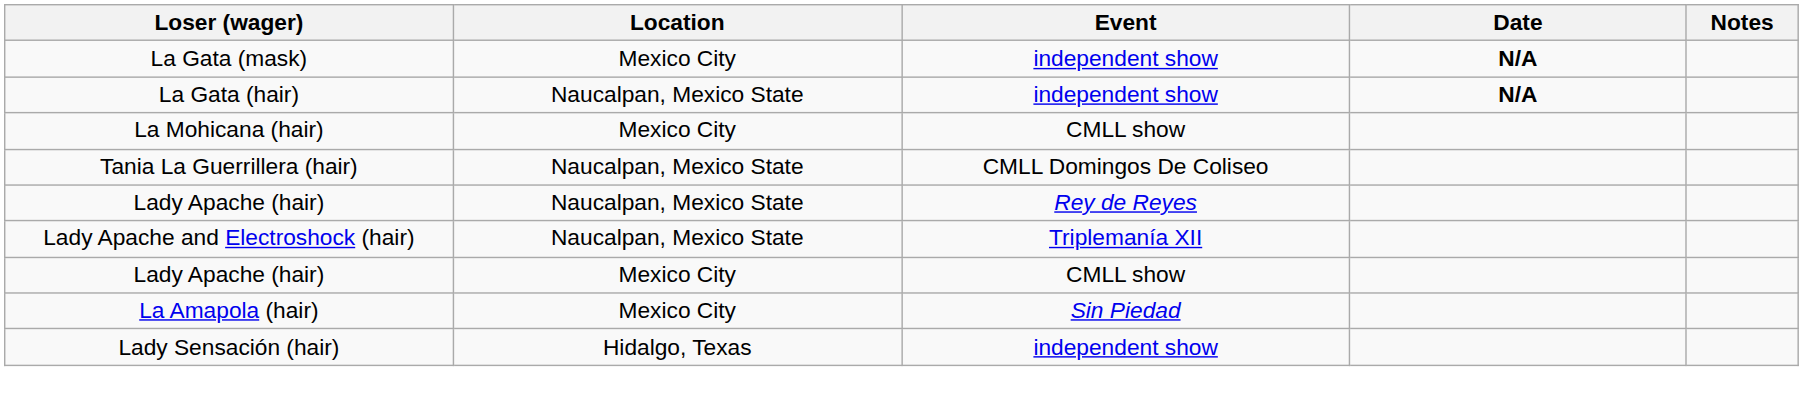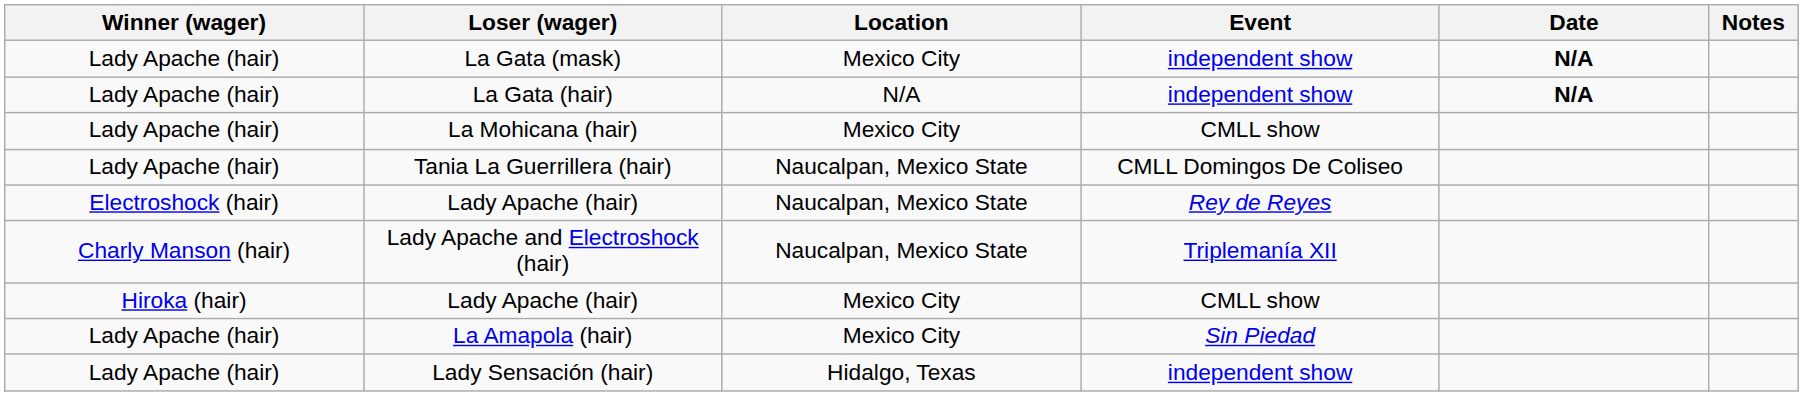+ column: (184, 22)
(677, 94) Naucalpan, Mexico State -> (901, 94) N/A
